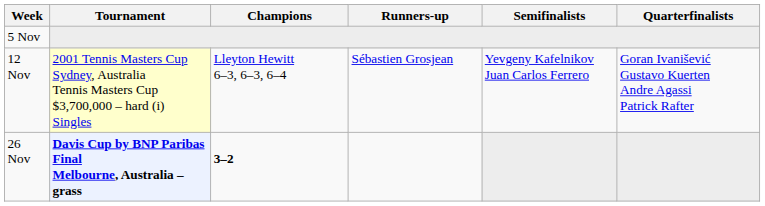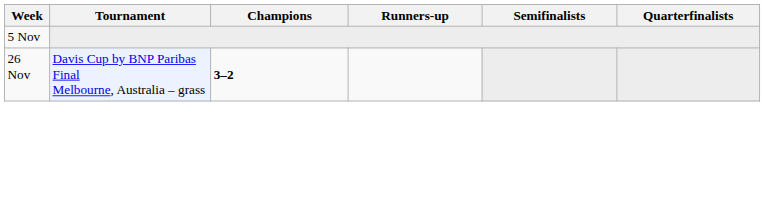- row: (19, 67)
(129, 167) bold -> (129, 74) normal
